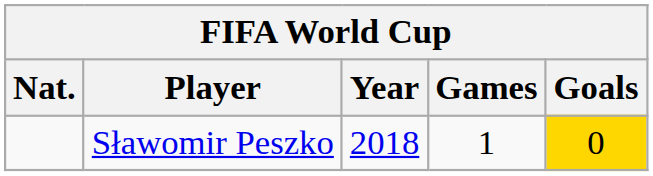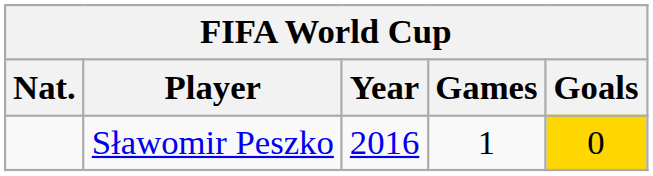(385, 142) 2018 -> (385, 142) 2016
